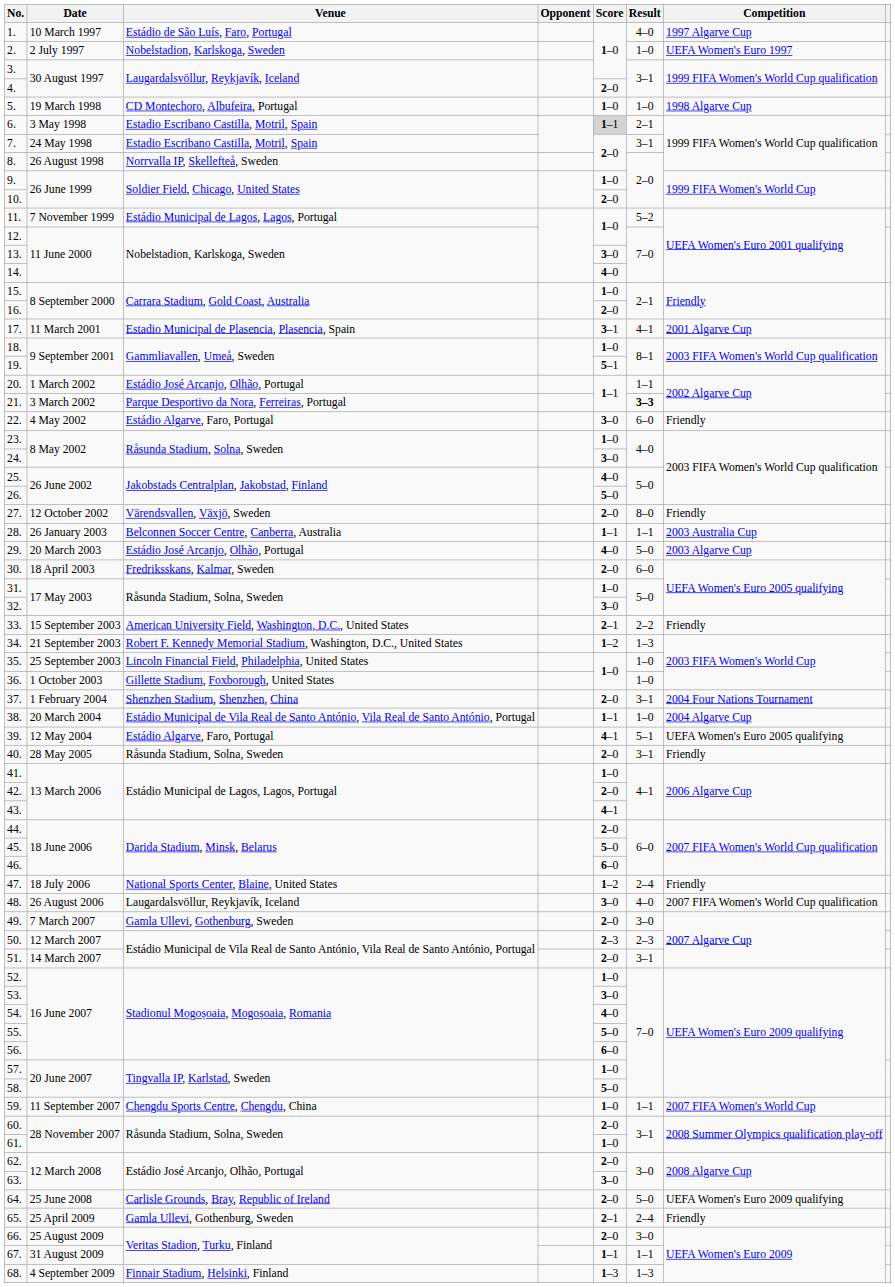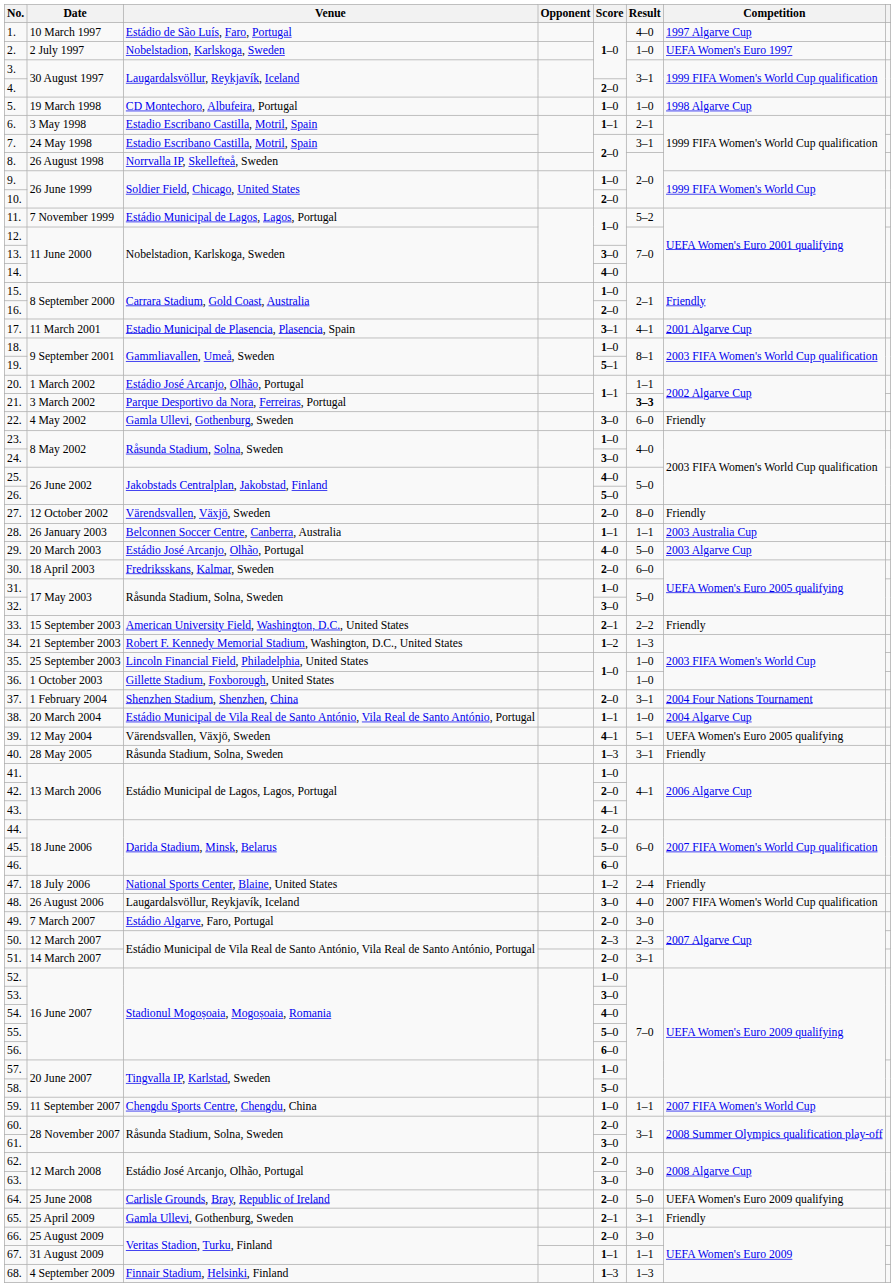(610, 124) lightgrey background -> (610, 124) no background
(200, 421) Estádio Algarve, Faro, Portugal -> (210, 421) Gamla Ullevi, Gothenburg, Sweden
(200, 736) Estádio Algarve, Faro, Portugal -> (198, 736) Värendsvallen, Växjö, Sweden
(610, 754) 2–0 -> (610, 754) 1–3
(210, 921) Gamla Ullevi, Gothenburg, Sweden -> (200, 921) Estádio Algarve, Faro, Portugal
(610, 1143) 1–0 -> (610, 1143) 3–0
(645, 1217) 2–4 -> (645, 1217) 3–1
